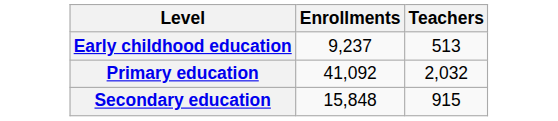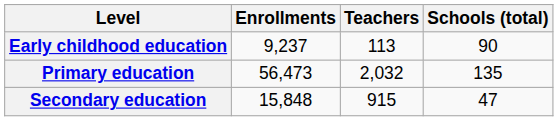+ column: (488, 18)
(446, 45) 513 -> (382, 45) 113
(350, 73) 41,092 -> (286, 73) 56,473
